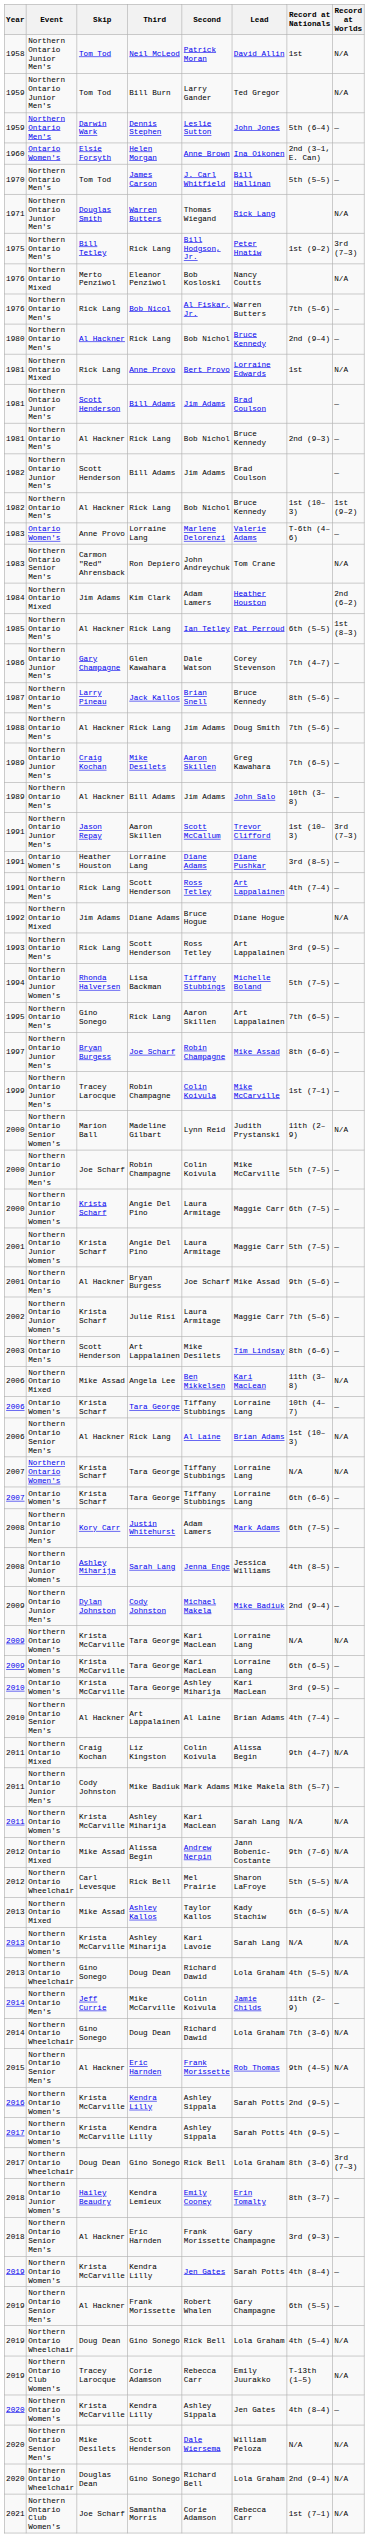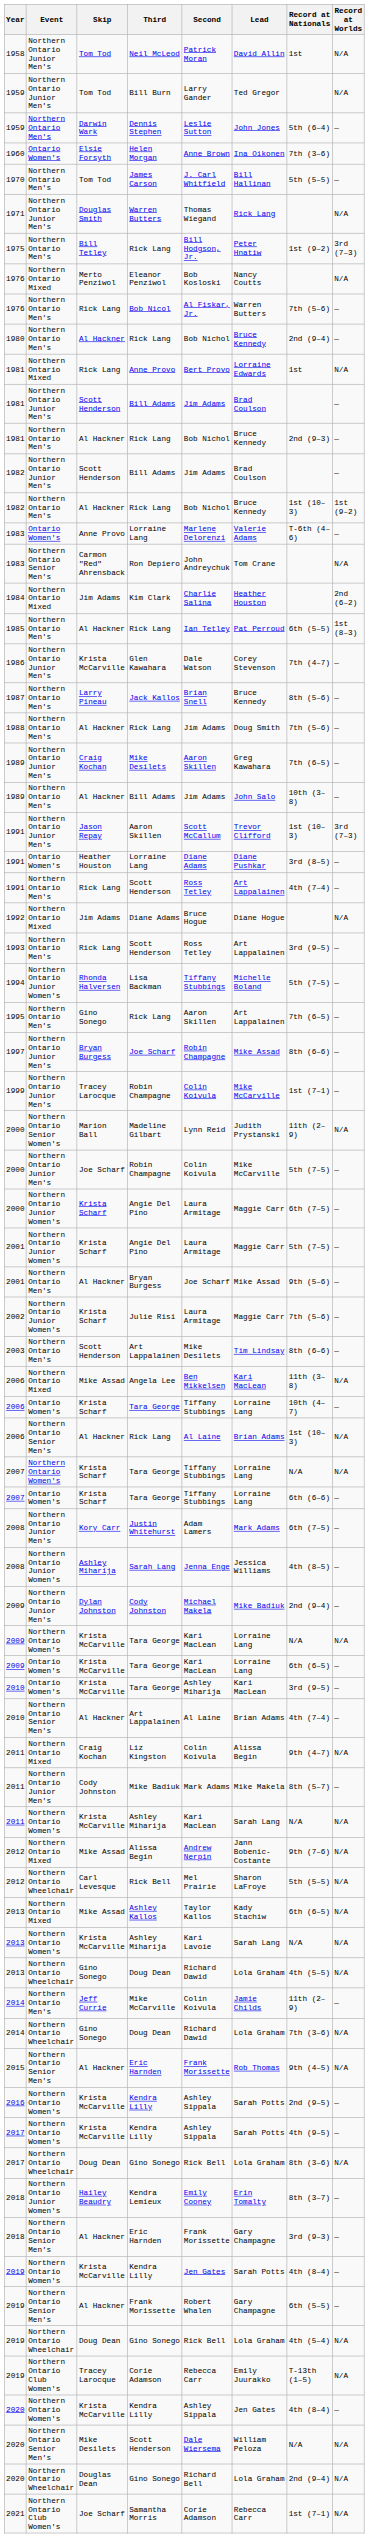(309, 153) 2nd (3–1, E. Can) -> (309, 153) 7th (3–6)
(198, 598) Adam Lamers -> (200, 598) Charlie Salina
(100, 663) Gary Champagne -> (102, 663) Krista McCarville
(346, 2163) 3rd (7–3) -> (341, 2163) N/A
